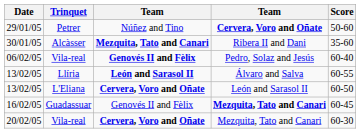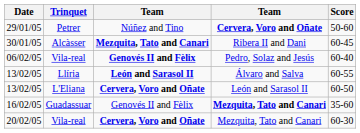(342, 43) 35-60 -> (342, 43) 60-45
(342, 105) 60-45 -> (342, 105) 35-60
